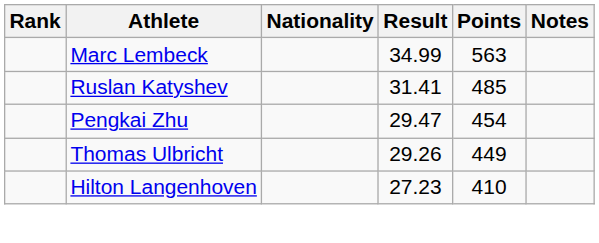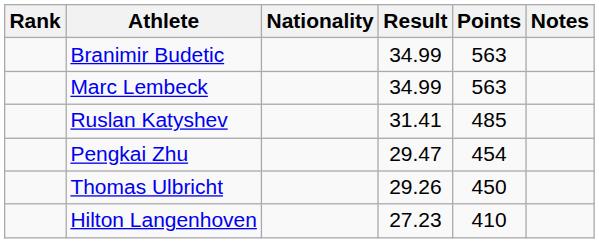+ row: (147, 54)
(489, 154) 449 -> (489, 187) 450
